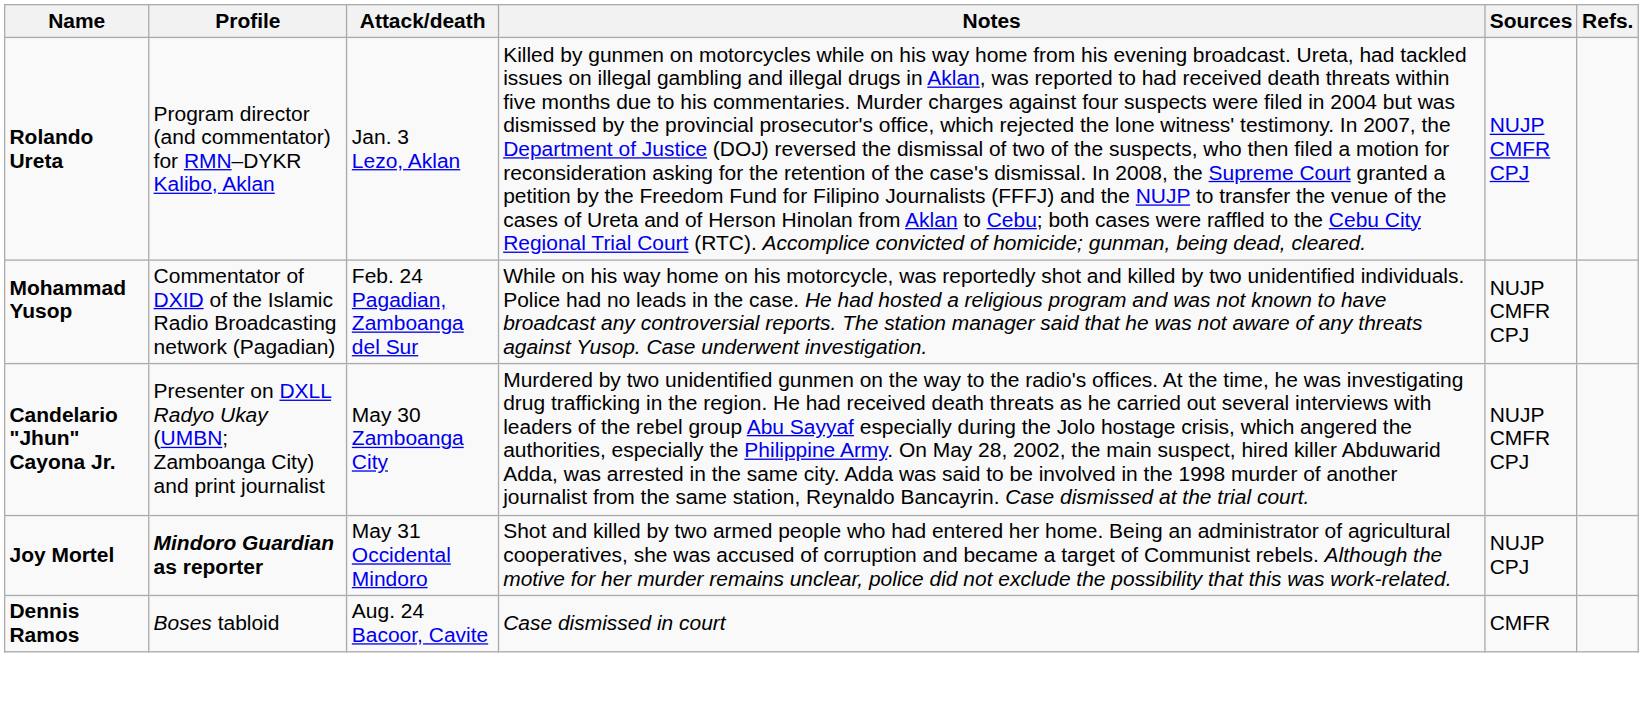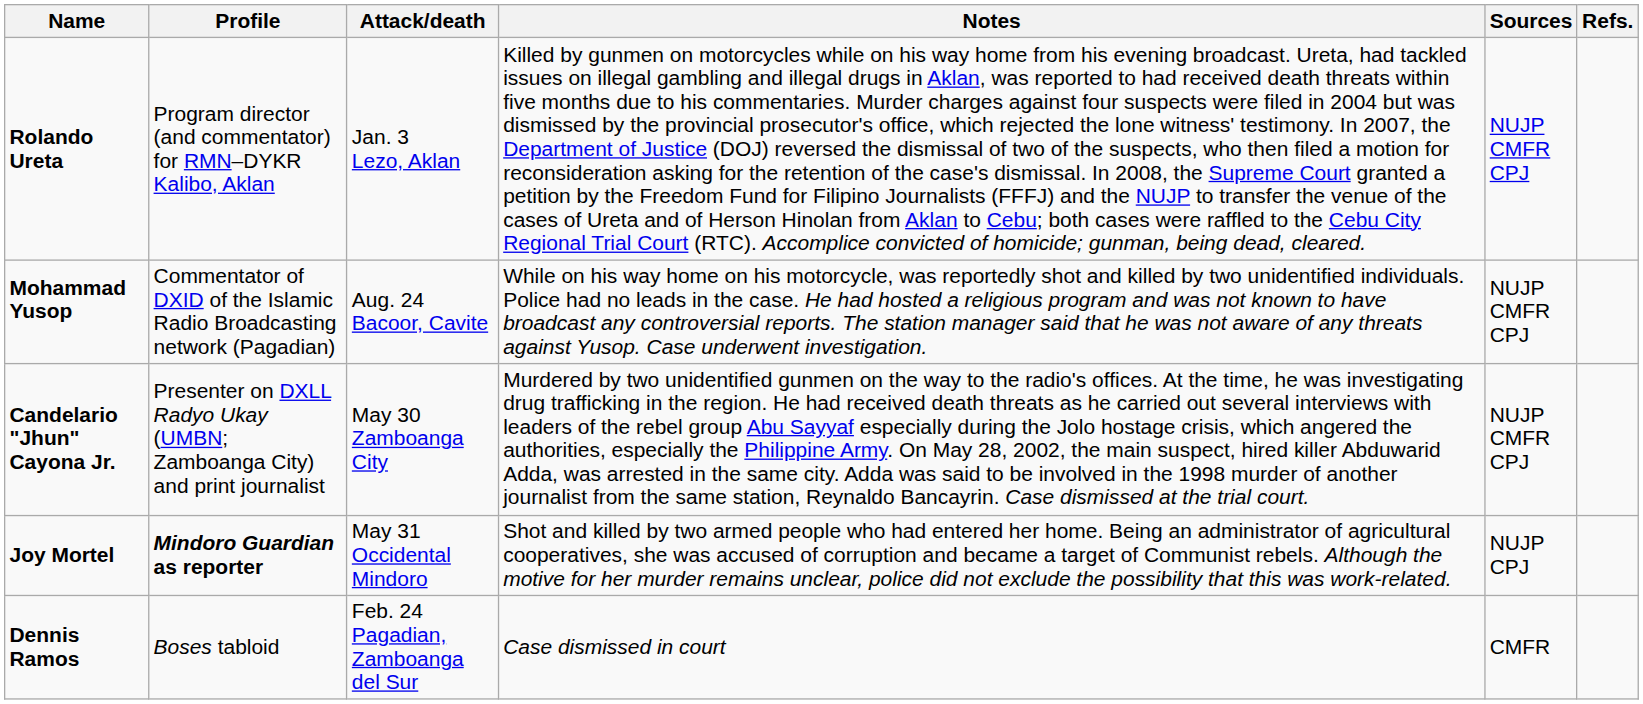(408, 311) Feb. 24 Pagadian, Zamboanga del Sur -> (420, 311) Aug. 24 Bacoor, Cavite
(420, 623) Aug. 24 Bacoor, Cavite -> (408, 647) Feb. 24 Pagadian, Zamboanga del Sur
